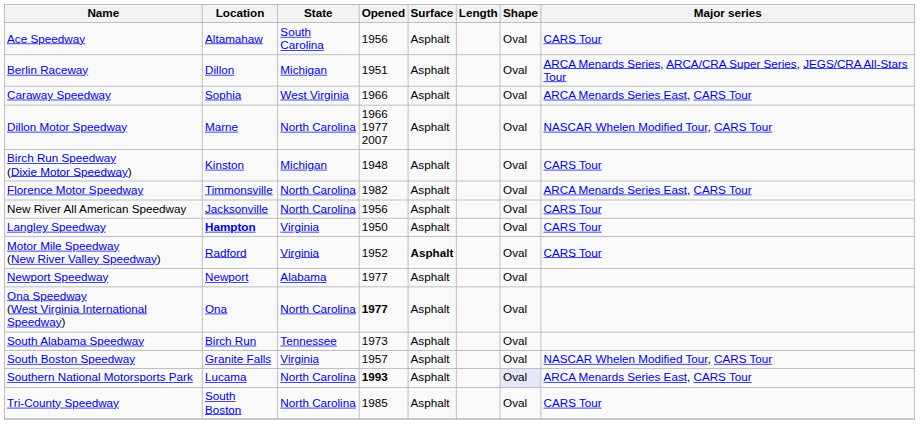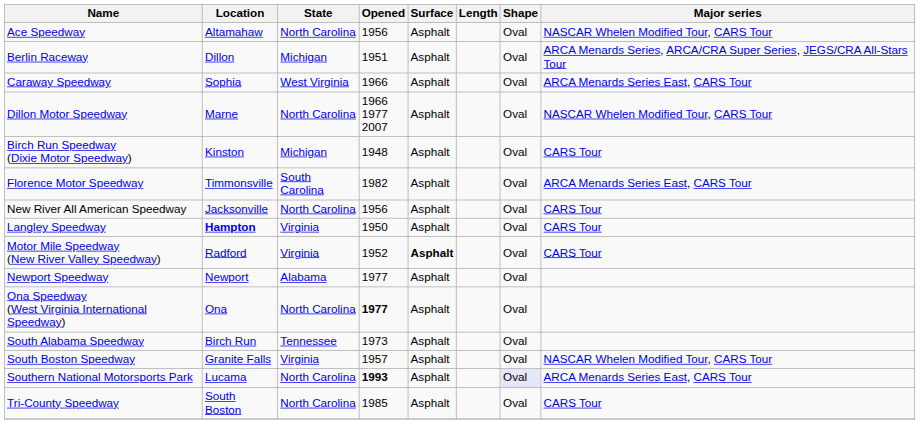(302, 38) South Carolina -> (318, 32) North Carolina
(573, 38) CARS Tour -> (658, 32) NASCAR Whelen Modified Tour, CARS Tour
(318, 190) North Carolina -> (302, 184) South Carolina
